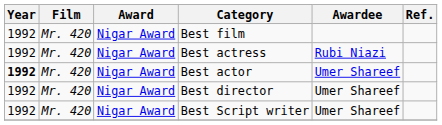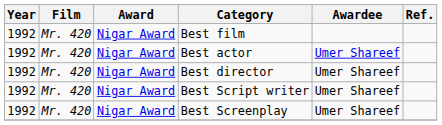- row: (224, 53)
(22, 72) bold -> (22, 53) normal
+ row: (234, 110)
